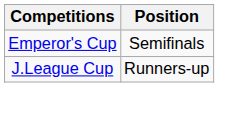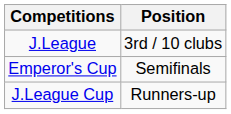+ row: (62, 43)
